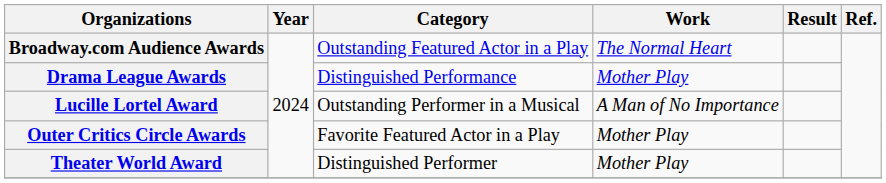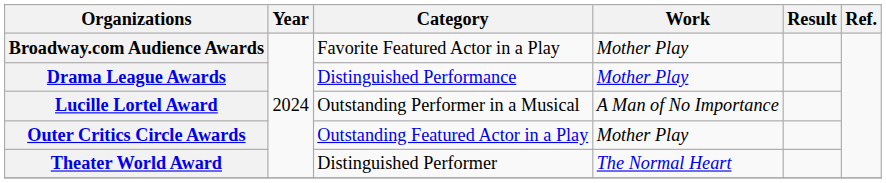(453, 47) Outstanding Featured Actor in a Play -> (439, 47) Favorite Featured Actor in a Play
(664, 47) The Normal Heart -> (643, 47) Mother Play
(439, 134) Favorite Featured Actor in a Play -> (453, 134) Outstanding Featured Actor in a Play
(643, 163) Mother Play -> (664, 163) The Normal Heart
